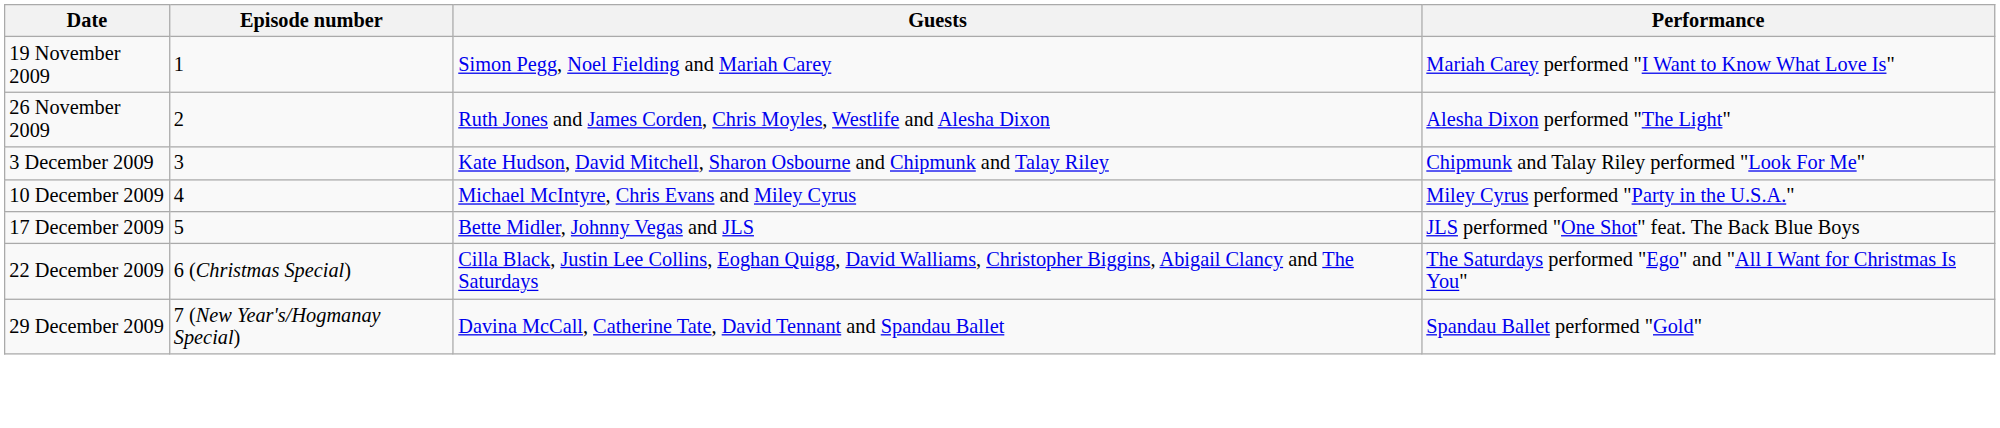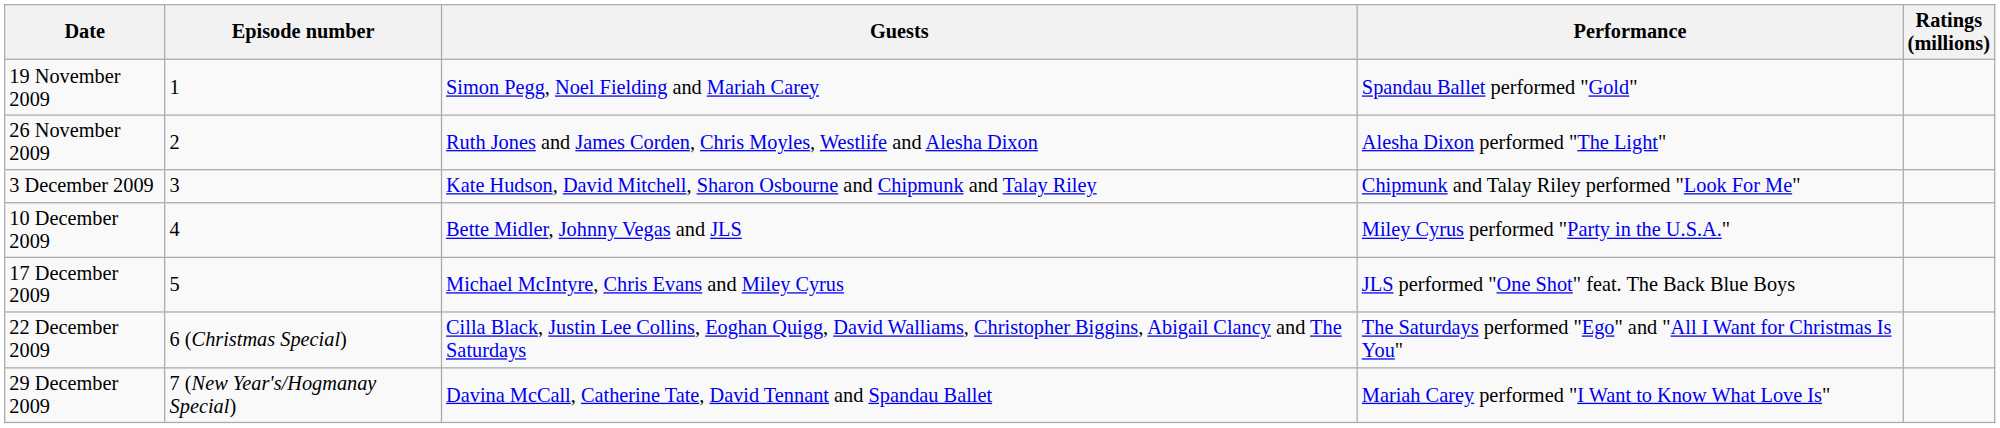+ column: (1949, 32)
(1661, 64) Mariah Carey performed "I Want to Know What Love Is" -> (1500, 87) Spandau Ballet performed "Gold"
(657, 195) Michael McIntyre, Chris Evans and Miley Cyrus -> (594, 229) Bette Midler, Johnny Vegas and JLS
(606, 227) Bette Midler, Johnny Vegas and JLS -> (645, 284) Michael McIntyre, Chris Evans and Miley Cyrus
(1564, 326) Spandau Ballet performed "Gold" -> (1596, 394) Mariah Carey performed "I Want to Know What Love Is"
